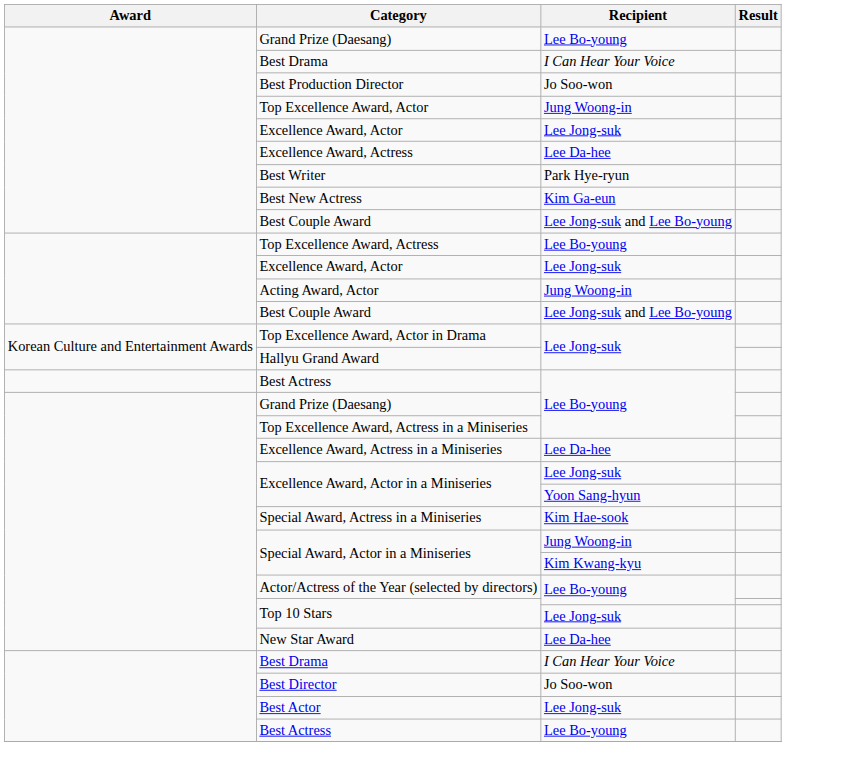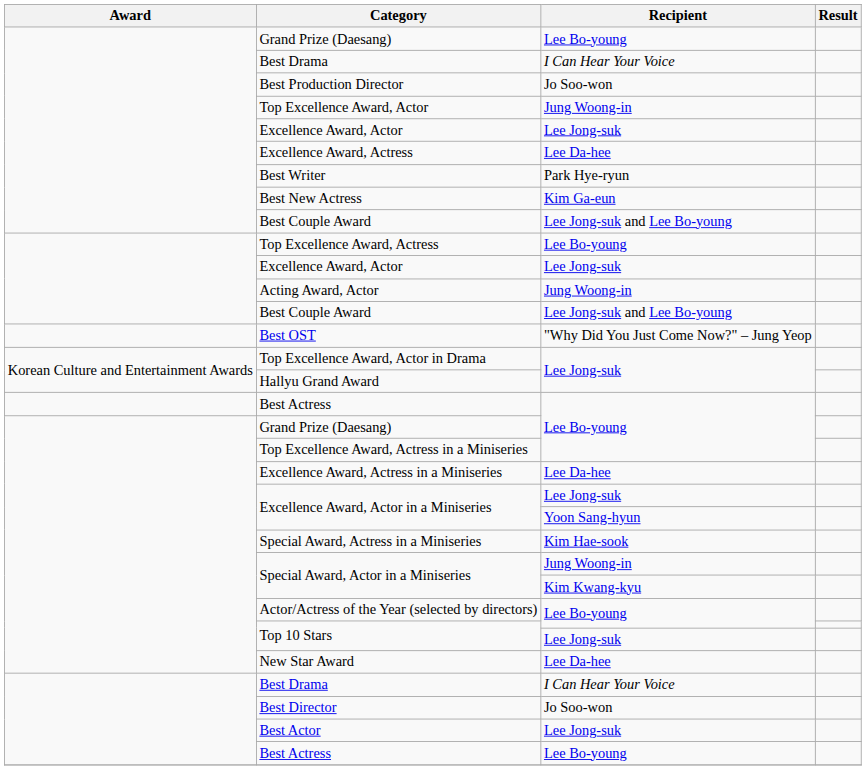+ row: (288, 335)
